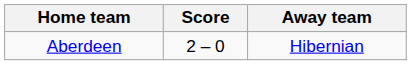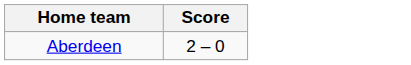- column: (327, 18)
